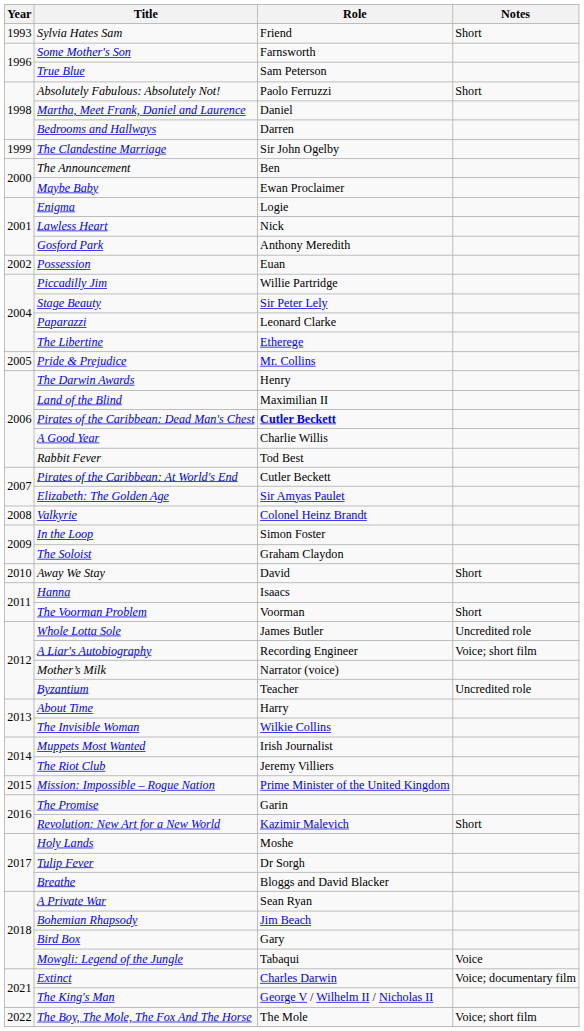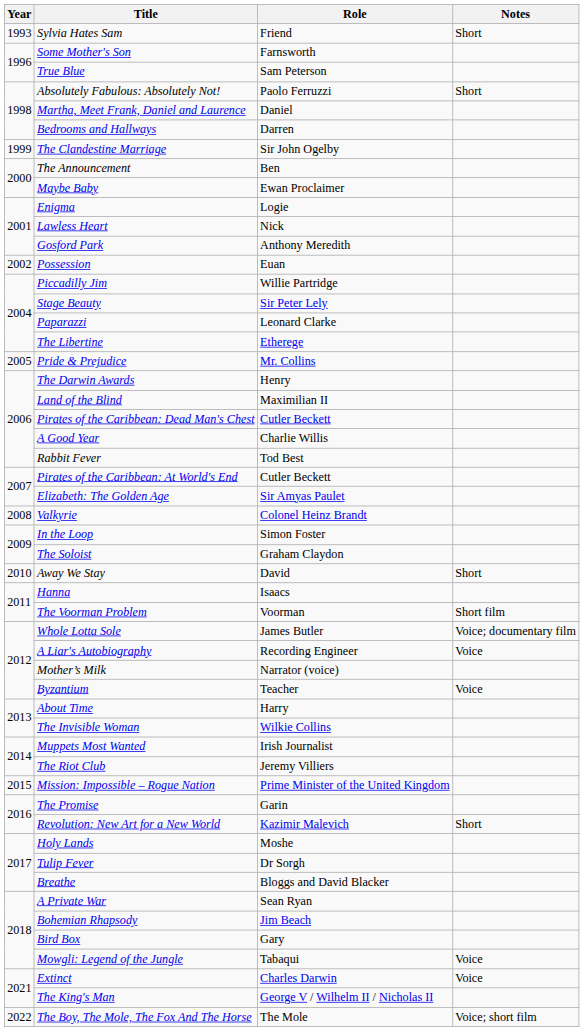(298, 419) bold -> (295, 419) normal
(468, 611) Short -> (480, 611) Short film
(493, 631) Uncredited role -> (516, 631) Voice; documentary film
(496, 650) Voice; short film -> (469, 650) Voice
(493, 689) Uncredited role -> (469, 689) Voice
(516, 978) Voice; documentary film -> (469, 978) Voice
